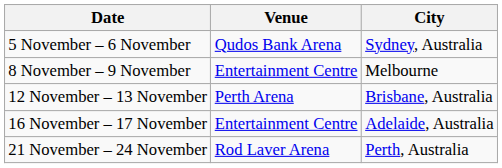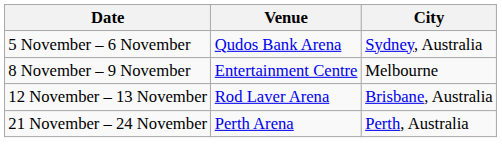(254, 96) Perth Arena -> (272, 96) Rod Laver Arena
- row: (108, 123)
(272, 149) Rod Laver Arena -> (254, 123) Perth Arena
